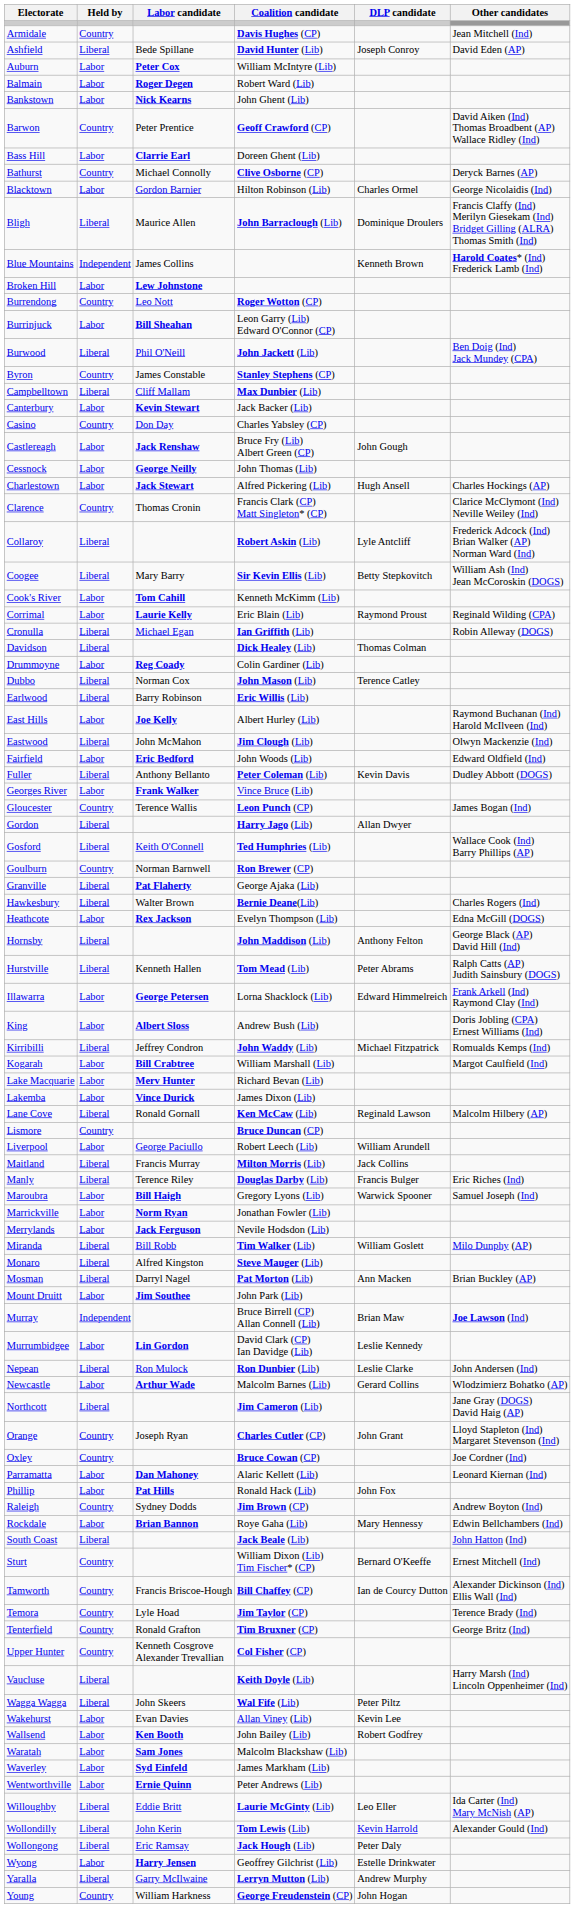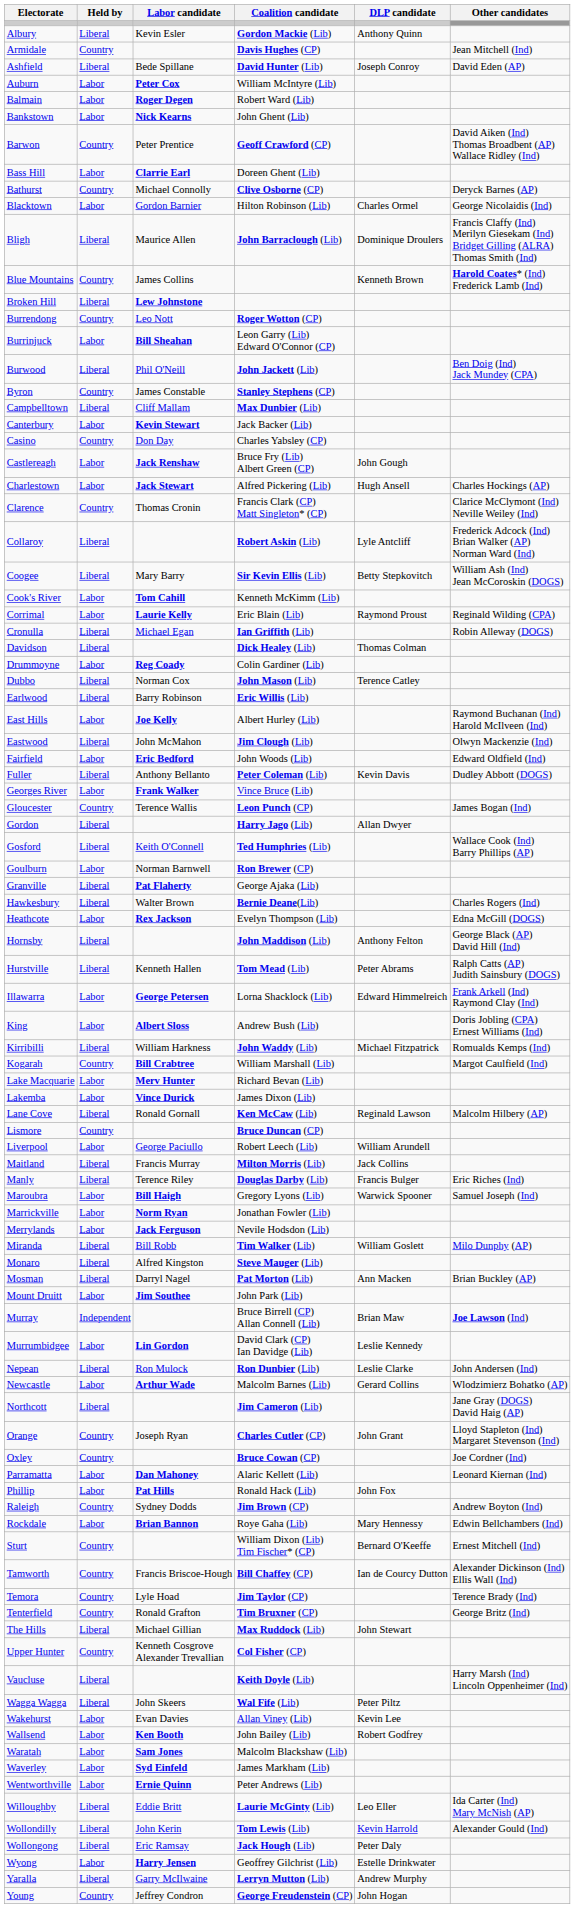+ row: (21, 34)
(105, 263) Independent -> (96, 279) Country
(92, 285) Labor -> (94, 302) Liberal
- row: (27, 469)
(96, 869) Country -> (92, 869) Labor
(169, 1048) Jeffrey Condron -> (173, 1048) William Harkness
(92, 1064) Labor -> (96, 1064) Country
- row: (32, 1540)
+ row: (26, 1629)
(173, 1895) William Harkness -> (169, 1895) Jeffrey Condron
